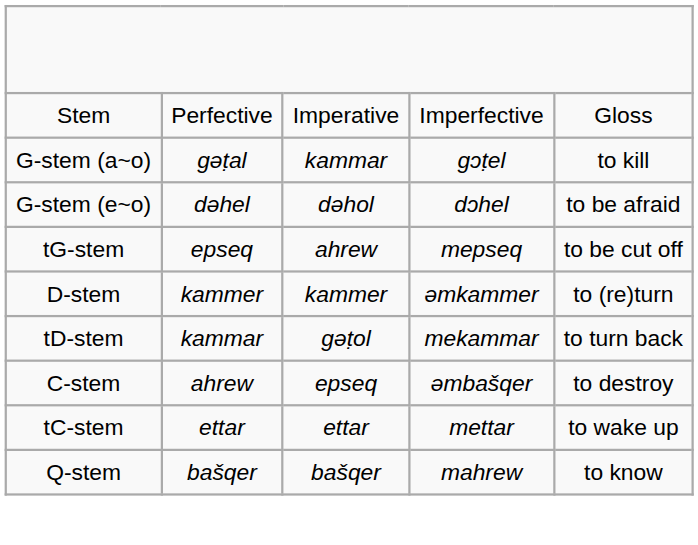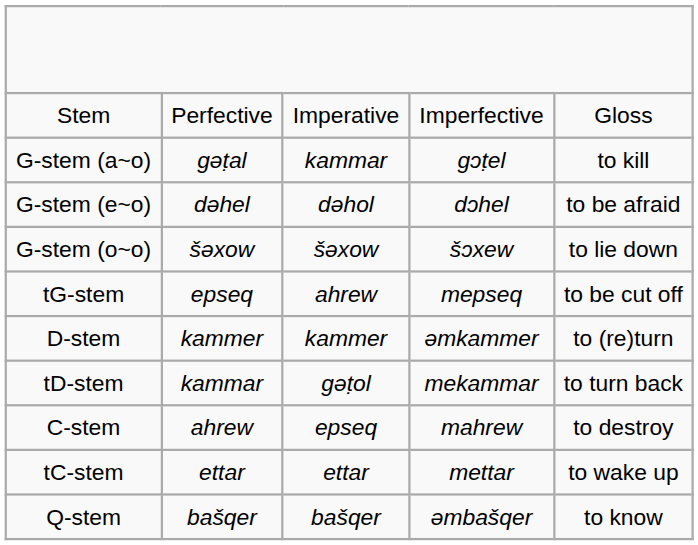+ row: (84, 249)
(482, 383) əmbašqer -> (482, 427) mahrew
(482, 472) mahrew -> (482, 516) əmbašqer
